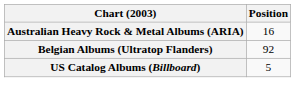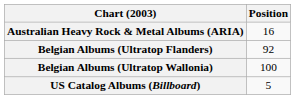+ row: (125, 67)
